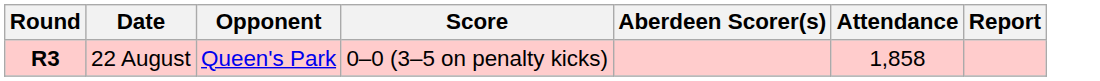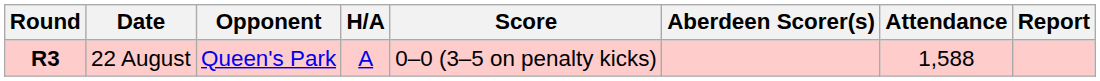+ column: (366, 22)
(897, 57) 1,858 -> (946, 57) 1,588
